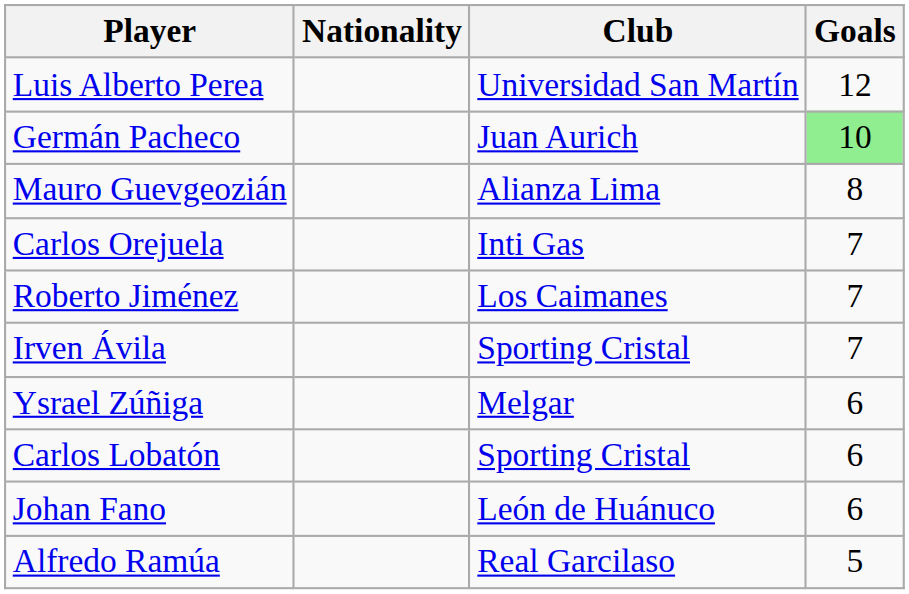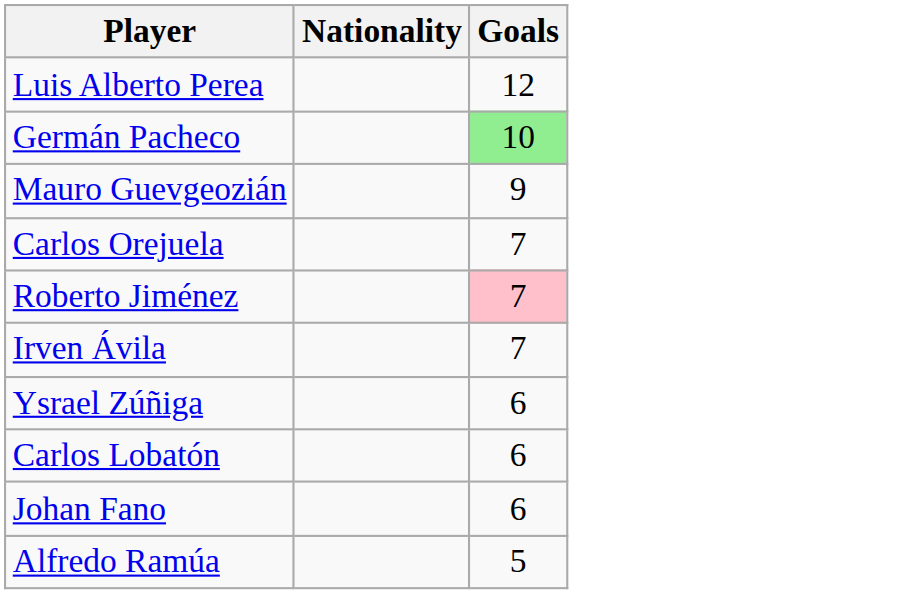- column: (638, 31)
(855, 190) 8 -> (518, 190) 9
(855, 296) no background -> (518, 296) pink background
